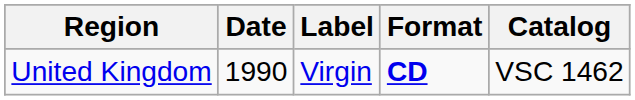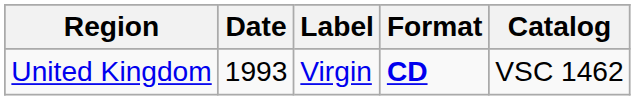(256, 71) 1990 -> (256, 71) 1993
